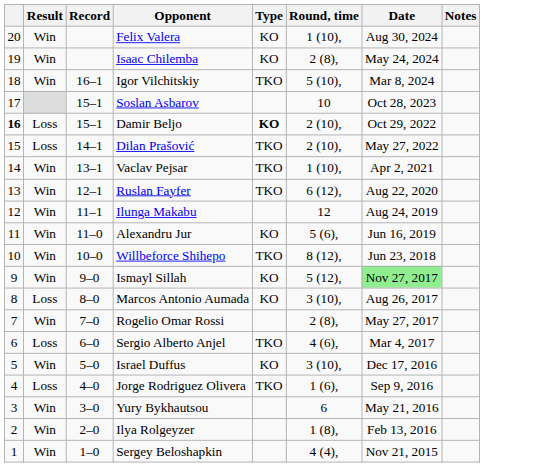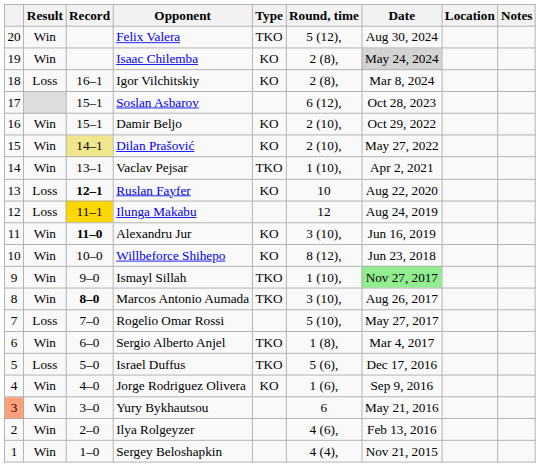+ column: (470, 15)
(269, 37) KO -> (269, 37) TKO
(324, 37) 1 (10), -> (324, 37) 5 (12),
(402, 59) no background -> (402, 59) lightgrey background
(45, 81) Win -> (45, 81) Loss
(269, 81) TKO -> (269, 81) KO
(324, 81) 5 (10), -> (324, 81) 2 (8),
(324, 102) 10 -> (324, 102) 6 (12),
(14, 124) bold -> (14, 124) normal
(45, 124) Loss -> (45, 124) Win
(269, 124) bold -> (269, 124) normal
(45, 146) Loss -> (45, 146) Win
(90, 146) no background -> (90, 146) khaki background
(269, 146) TKO -> (269, 146) KO
(45, 190) Win -> (45, 190) Loss
(90, 190) normal -> (90, 190) bold
(269, 190) TKO -> (269, 190) KO
(324, 190) 6 (12), -> (324, 190) 10
(45, 211) Win -> (45, 211) Loss
(90, 211) no background -> (90, 211) gold background
(90, 233) normal -> (90, 233) bold
(324, 233) 5 (6), -> (324, 233) 3 (10),
(269, 255) TKO -> (269, 255) KO
(269, 277) KO -> (269, 277) TKO
(324, 277) 5 (12), -> (324, 277) 1 (10),
(45, 299) Loss -> (45, 299) Win
(90, 299) normal -> (90, 299) bold
(269, 299) KO -> (269, 299) TKO
(45, 320) Win -> (45, 320) Loss
(324, 320) 2 (8), -> (324, 320) 5 (10),
(45, 342) Loss -> (45, 342) Win
(324, 342) 4 (6), -> (324, 342) 1 (8),
(45, 364) Win -> (45, 364) Loss
(269, 364) KO -> (269, 364) TKO
(324, 364) 3 (10), -> (324, 364) 5 (6),
(45, 386) Loss -> (45, 386) Win
(269, 386) TKO -> (269, 386) KO
(14, 408) no background -> (14, 408) lightsalmon background
(324, 429) 1 (8), -> (324, 429) 4 (6),
